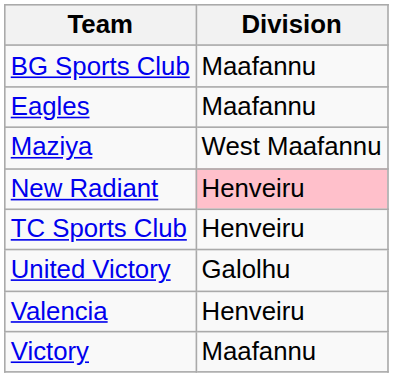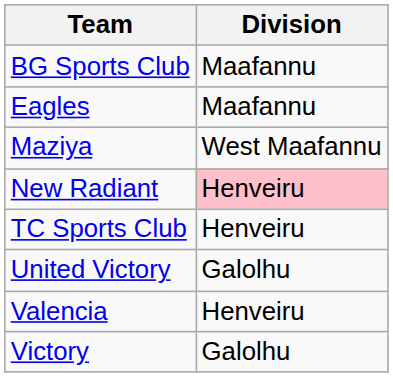(259, 351) Maafannu -> (246, 351) Galolhu
